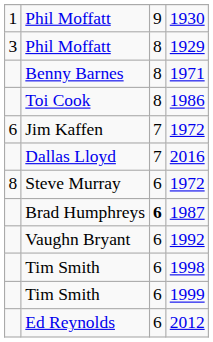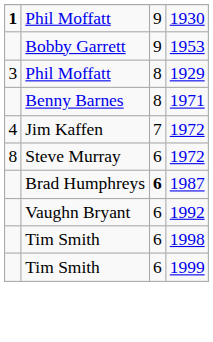(13, 18) normal -> (13, 18) bold
+ row: (75, 45)
- row: (58, 101)
(13, 128) 6 -> (13, 128) 4
- row: (71, 156)
- row: (70, 322)
